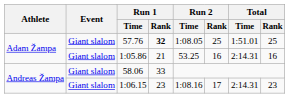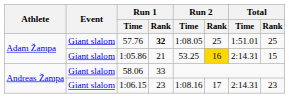(217, 56) no background -> (217, 56) gold background
(273, 56) 16 -> (273, 56) 15
